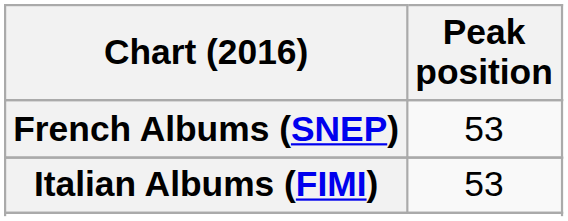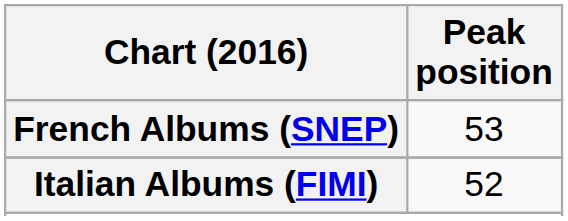(484, 184) 53 -> (484, 184) 52
